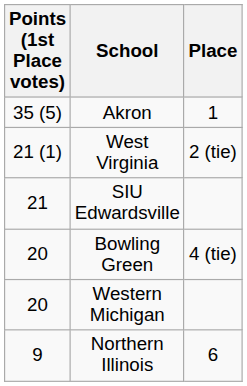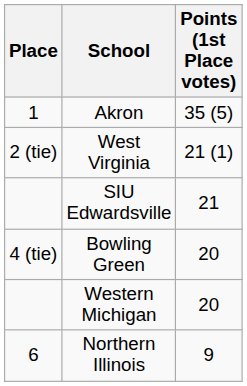columns swapped: (213, 50) <-> (38, 50)
